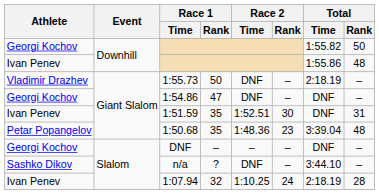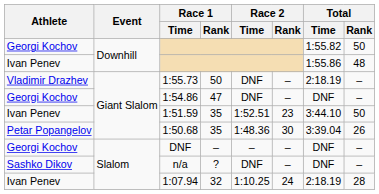(288, 114) 30 -> (288, 114) 23
(323, 114) DNF -> (323, 114) 3:44.10
(359, 114) 31 -> (359, 114) 50
(288, 131) 23 -> (288, 131) 30
(359, 131) 48 -> (359, 131) 26
(323, 165) 3:44.10 -> (323, 165) DNF
